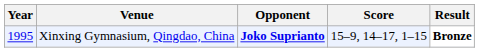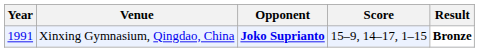(20, 36) 1995 -> (20, 36) 1991
